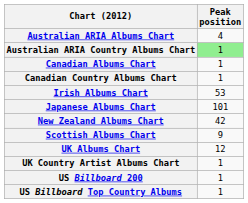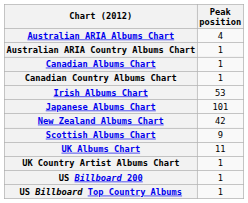(220, 50) lightgreen background -> (220, 50) no background
(220, 149) 12 -> (220, 149) 11
